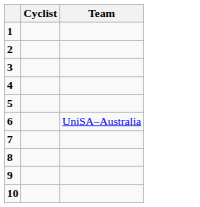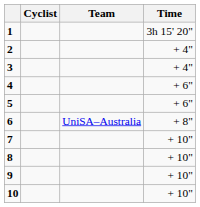+ column: (170, 13)
